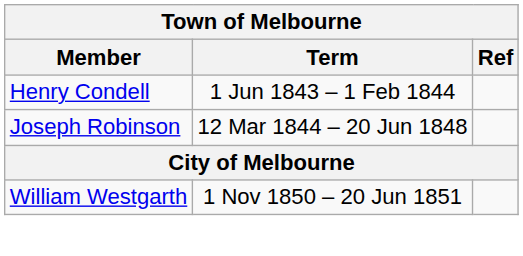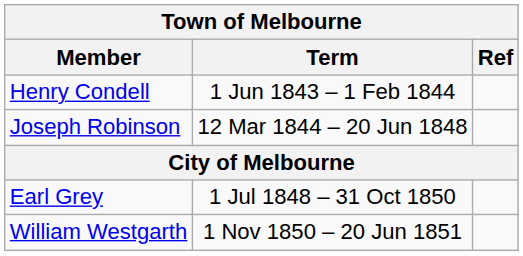+ row: (56, 197)
